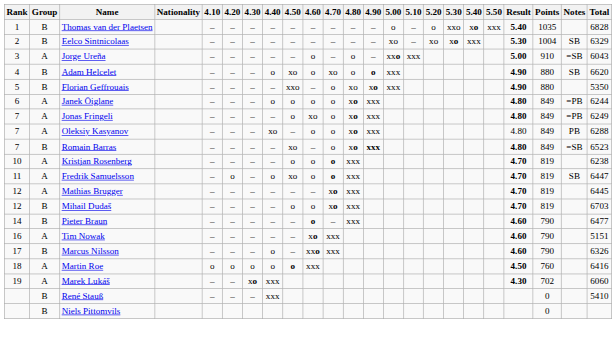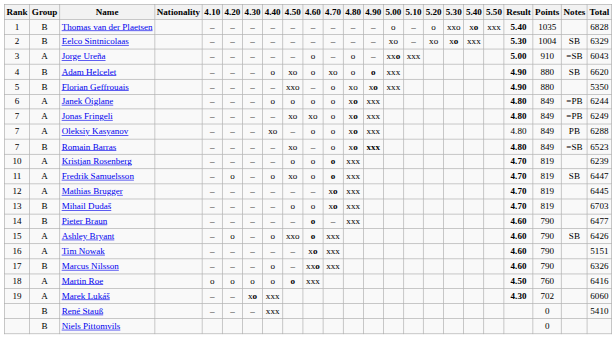(293, 117) o -> (293, 117) xo
(599, 161) 6238 -> (599, 161) 6239
(17, 206) 12 -> (17, 206) 13
+ row: (88, 236)
